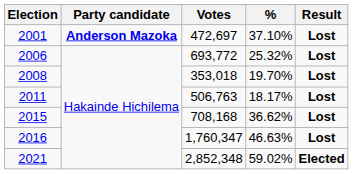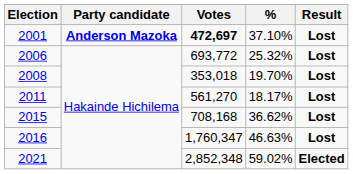(214, 35) normal -> (214, 35) bold
(214, 96) 506,763 -> (214, 96) 561,270
